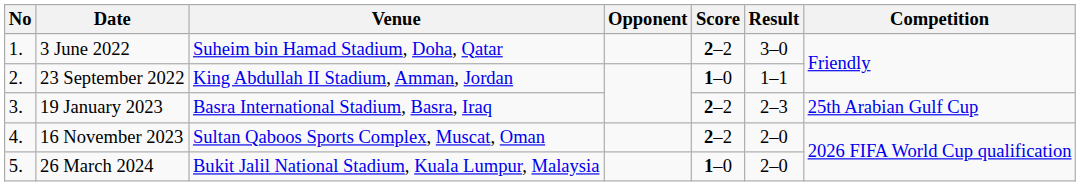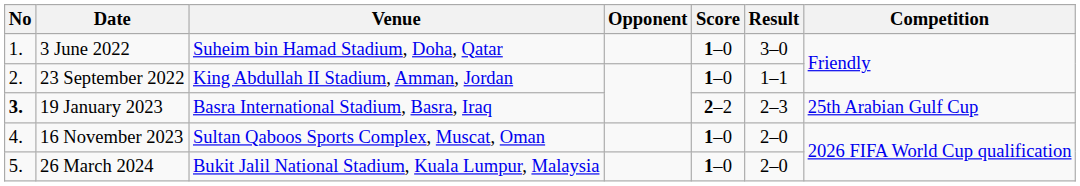(718, 48) 2–2 -> (718, 48) 1–0
(16, 107) normal -> (16, 107) bold
(718, 136) 2–2 -> (718, 136) 1–0
